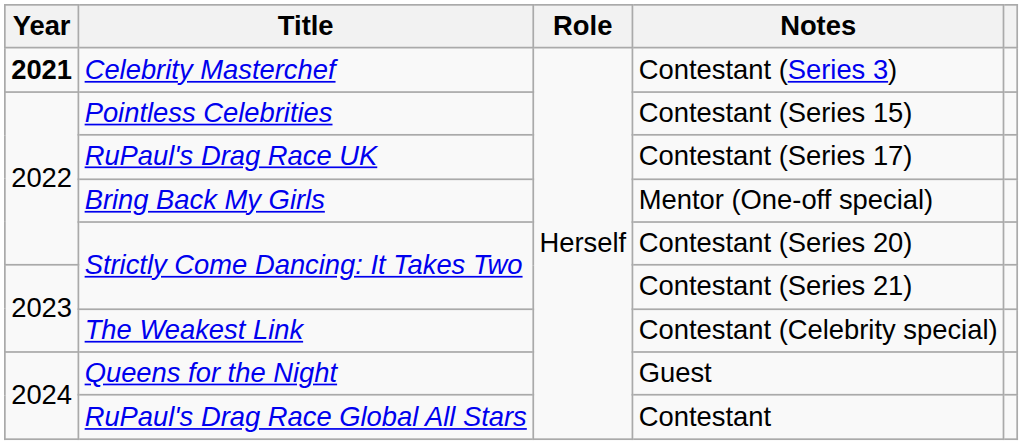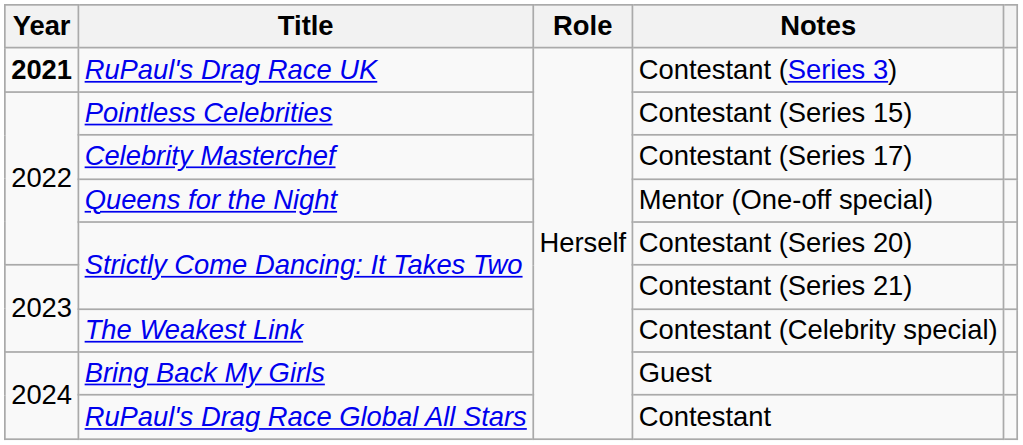(210, 69) Celebrity Masterchef -> (231, 69) RuPaul's Drag Race UK
(231, 156) RuPaul's Drag Race UK -> (210, 156) Celebrity Masterchef
(205, 199) Bring Back My Girls -> (211, 199) Queens for the Night
(211, 373) Queens for the Night -> (205, 373) Bring Back My Girls
